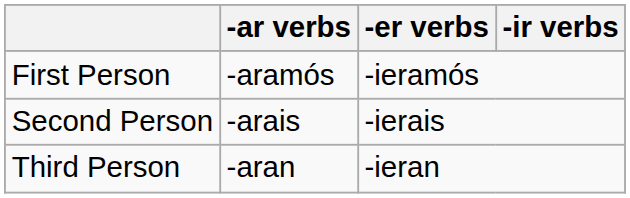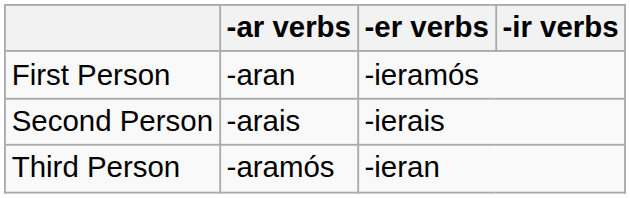(281, 74) -aramós -> (261, 74) -aran
(261, 167) -aran -> (281, 167) -aramós
